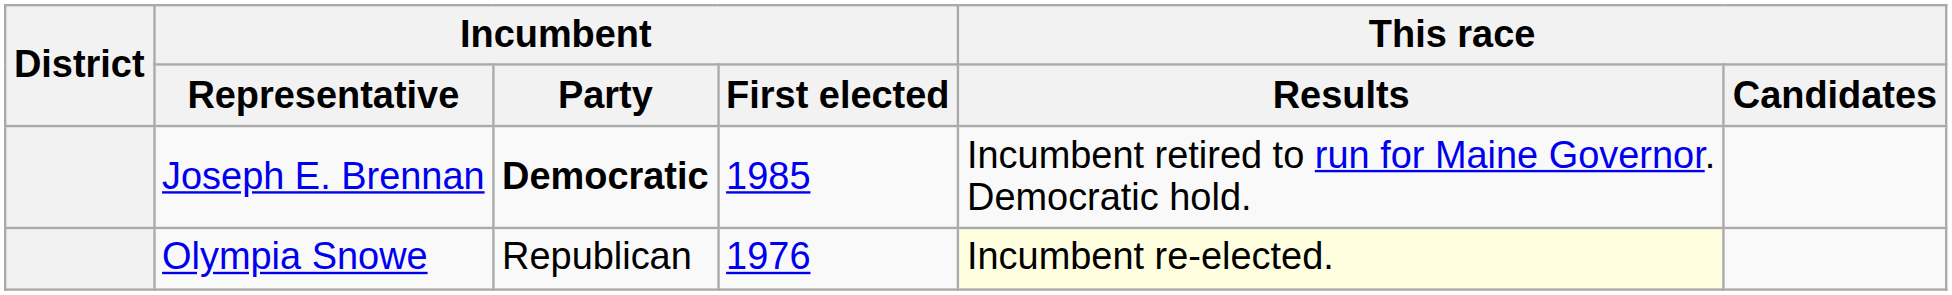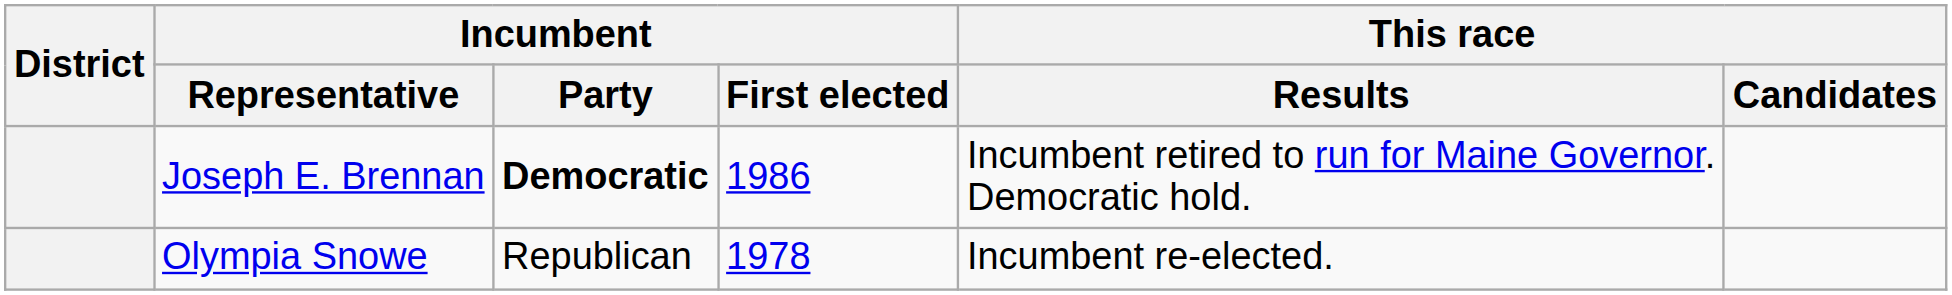(768, 176) 1985 -> (768, 176) 1986
(768, 257) 1976 -> (768, 257) 1978
(1150, 257) lightyellow background -> (1150, 257) no background
